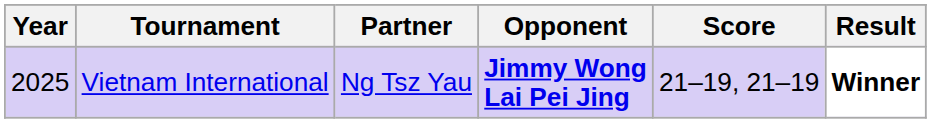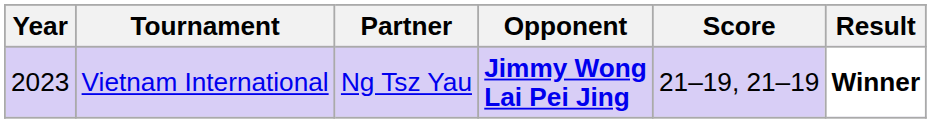(40, 82) 2025 -> (40, 82) 2023
